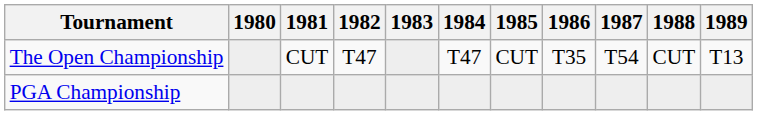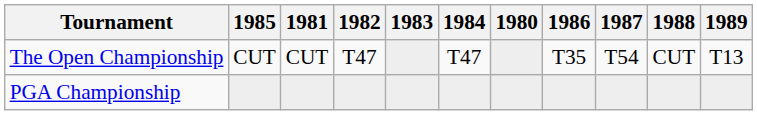columns swapped: (255, 22) <-> (517, 22)
